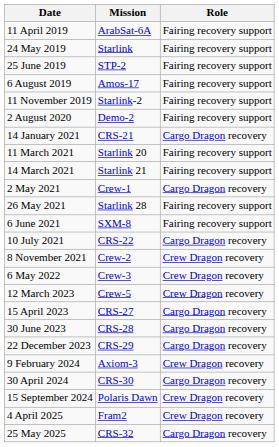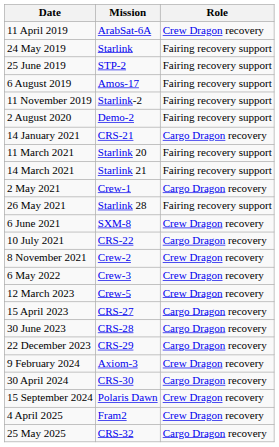(217, 30) Fairing recovery support -> (213, 30) Crew Dragon recovery
(217, 223) Fairing recovery support -> (213, 223) Crew Dragon recovery
